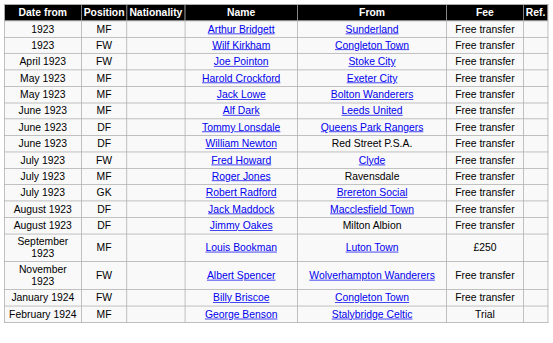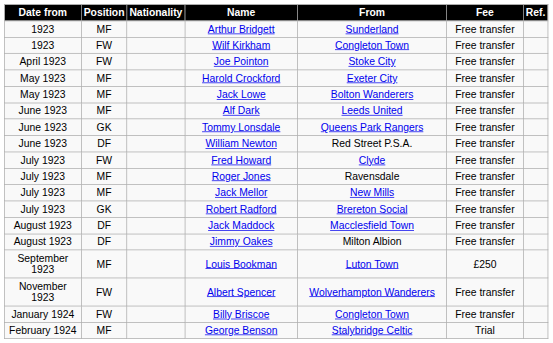(104, 128) DF -> (104, 128) GK
+ row: (241, 193)
